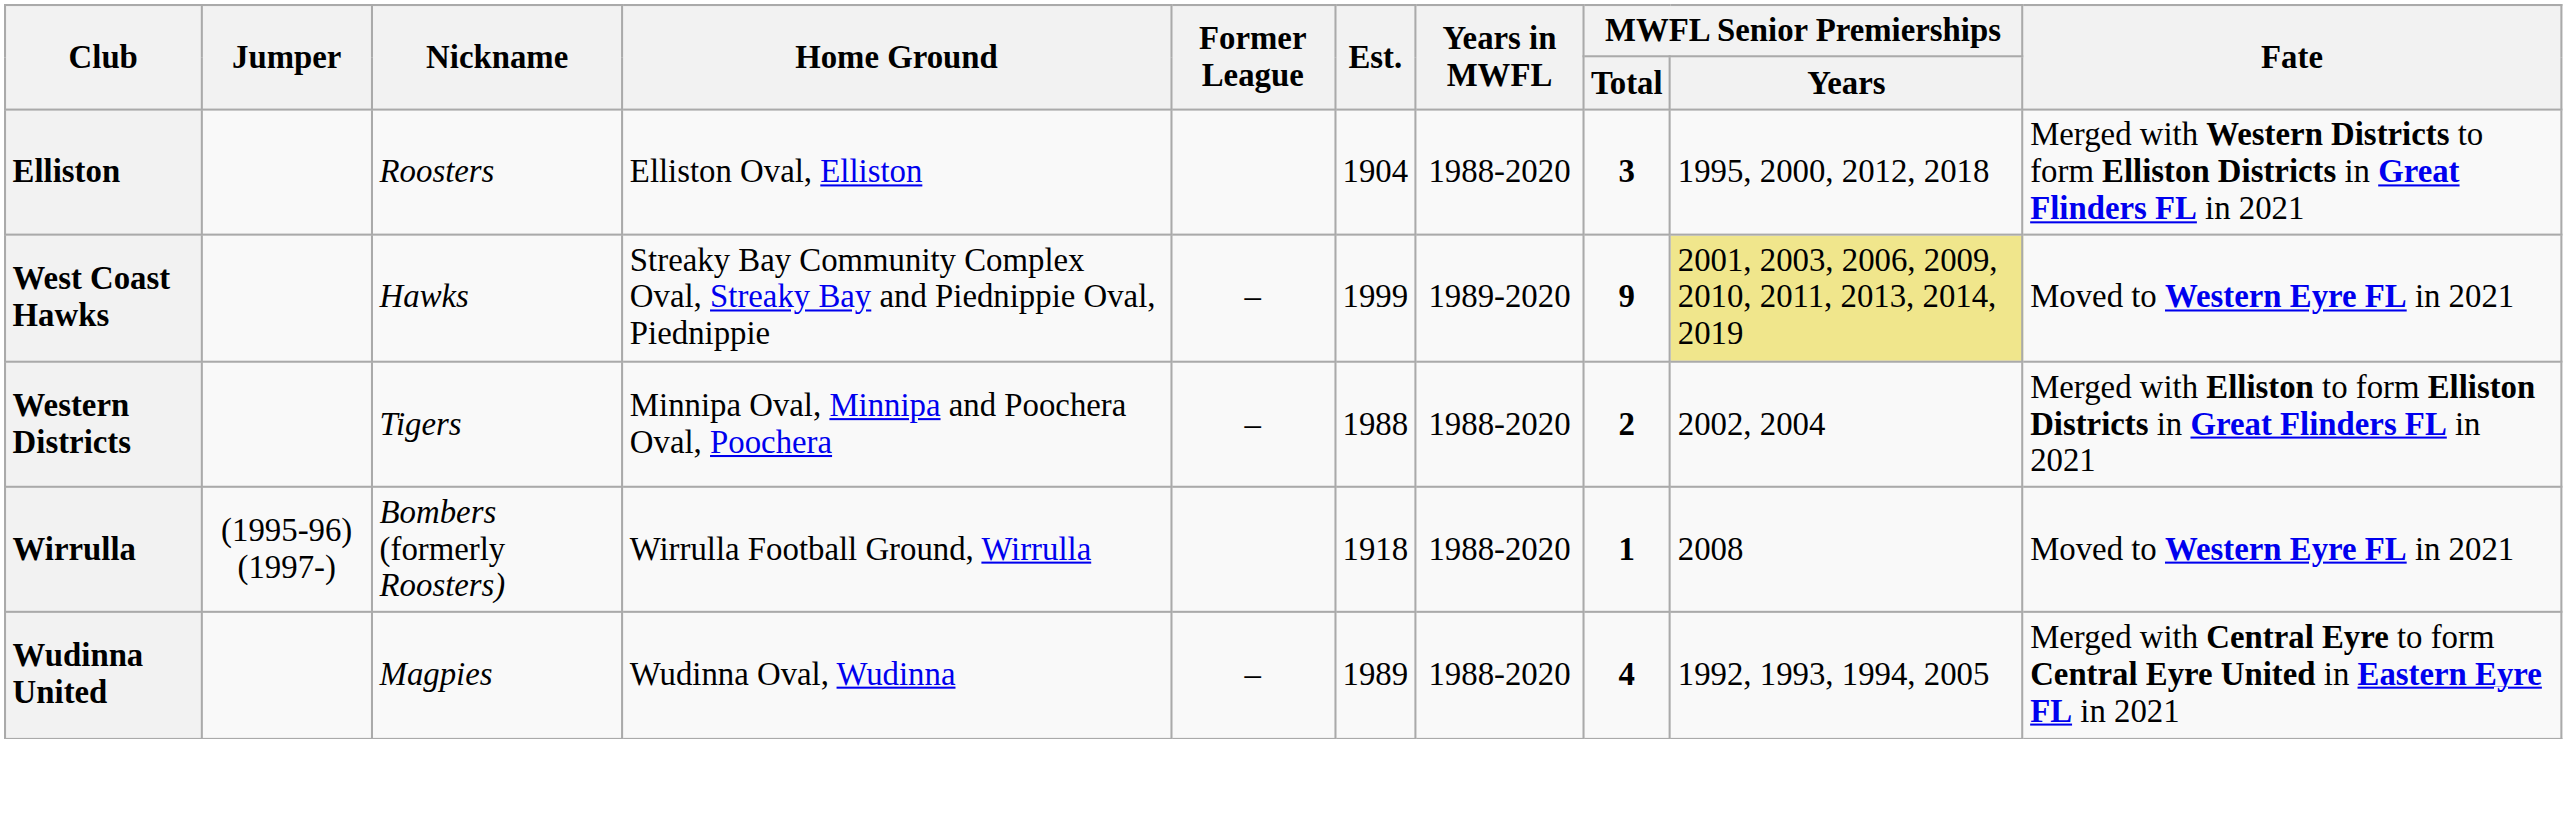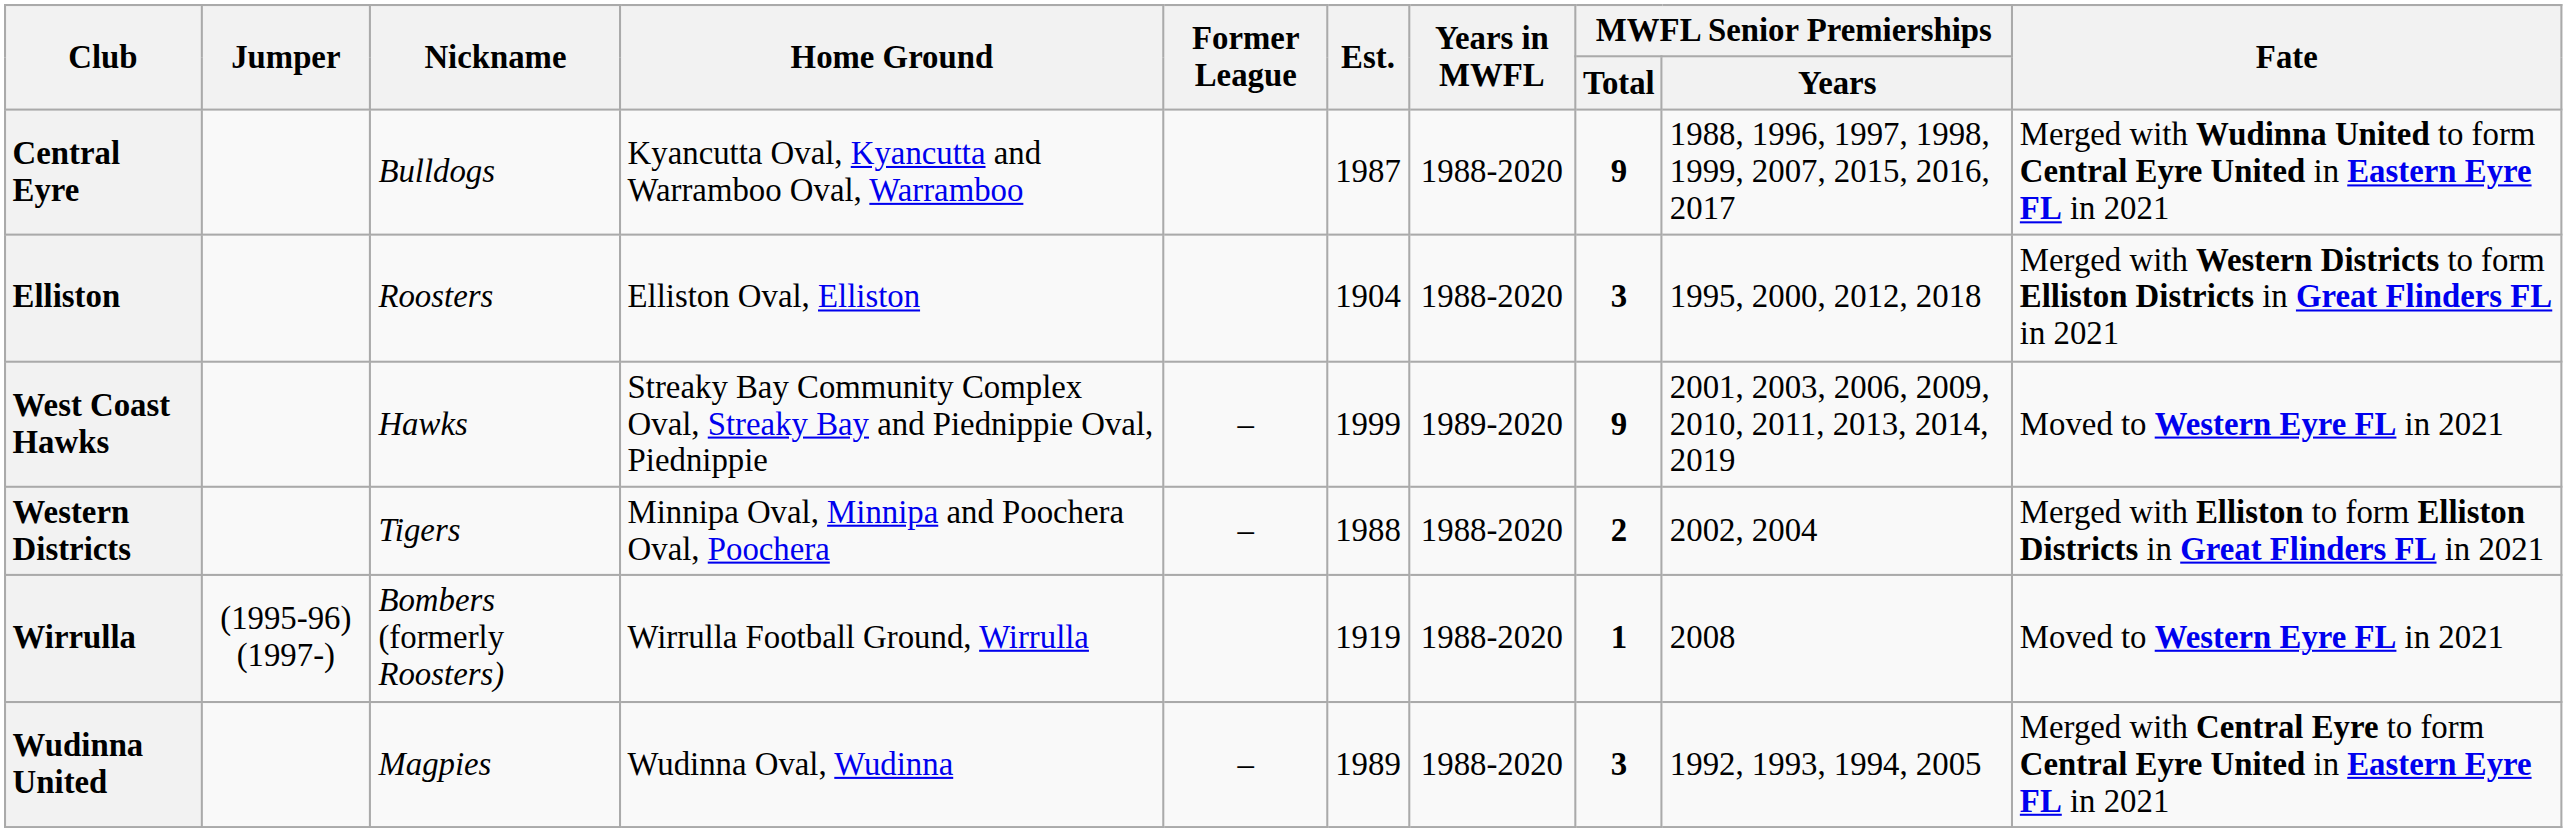+ row: (66, 171)
(1838, 297) khaki background -> (1830, 423) no background
(1375, 548) 1918 -> (1368, 637) 1919
(1627, 674) 4 -> (1619, 763) 3
